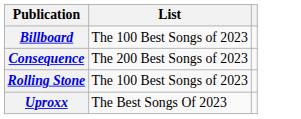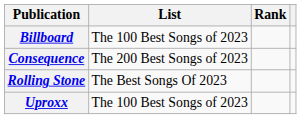+ column: (270, 15)
(170, 80) The 100 Best Songs of 2023 -> (159, 80) The Best Songs Of 2023
(159, 102) The Best Songs Of 2023 -> (170, 102) The 100 Best Songs of 2023
